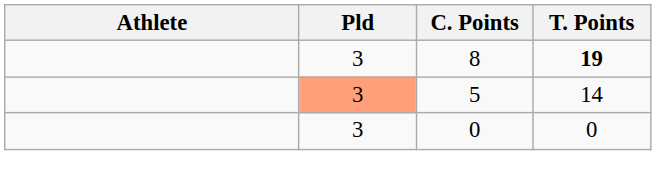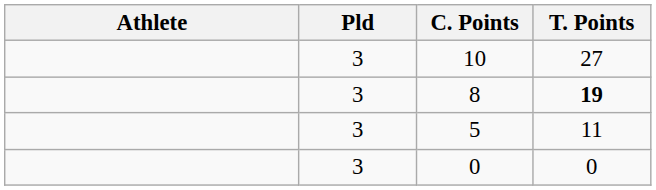+ row: (475, 58)
(358, 94) lightsalmon background -> (358, 130) no background
(592, 94) 14 -> (592, 130) 11
